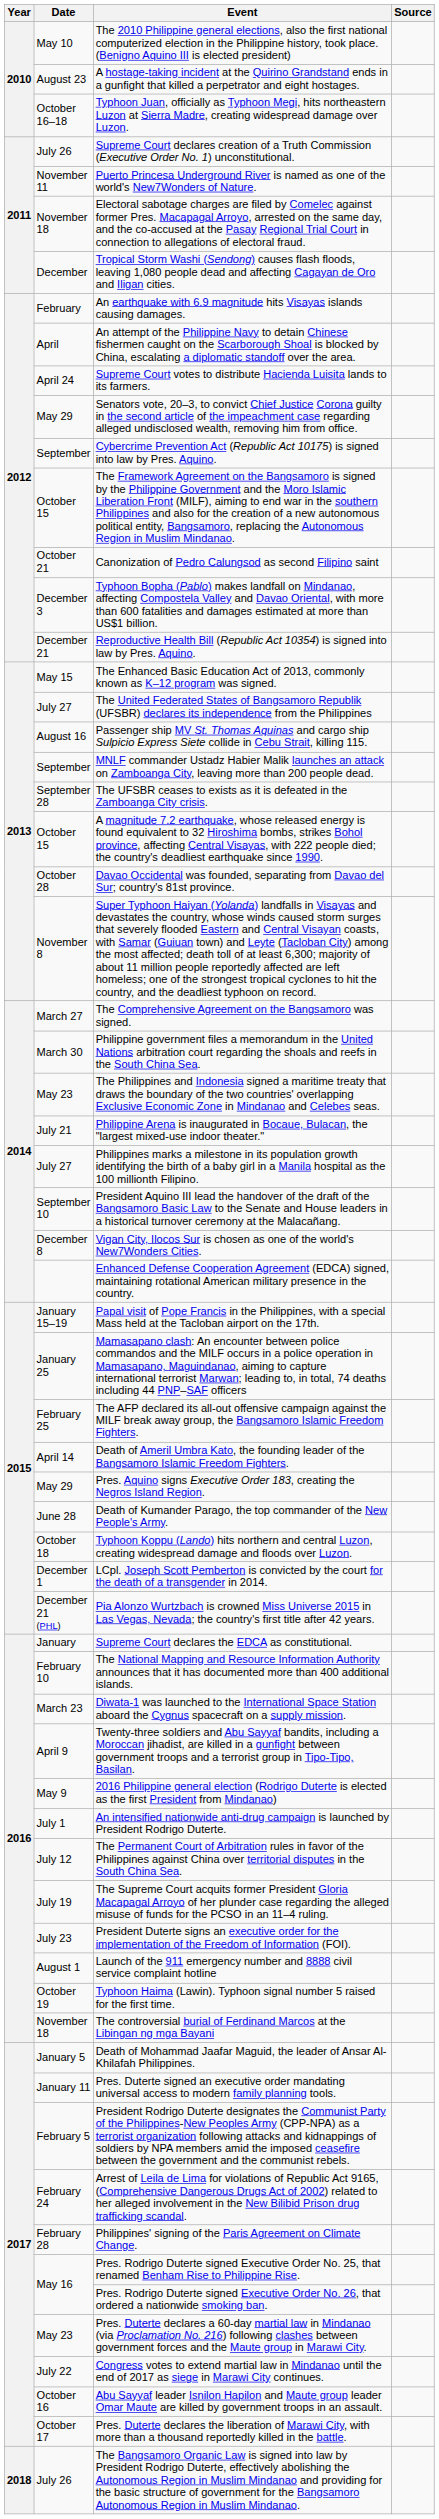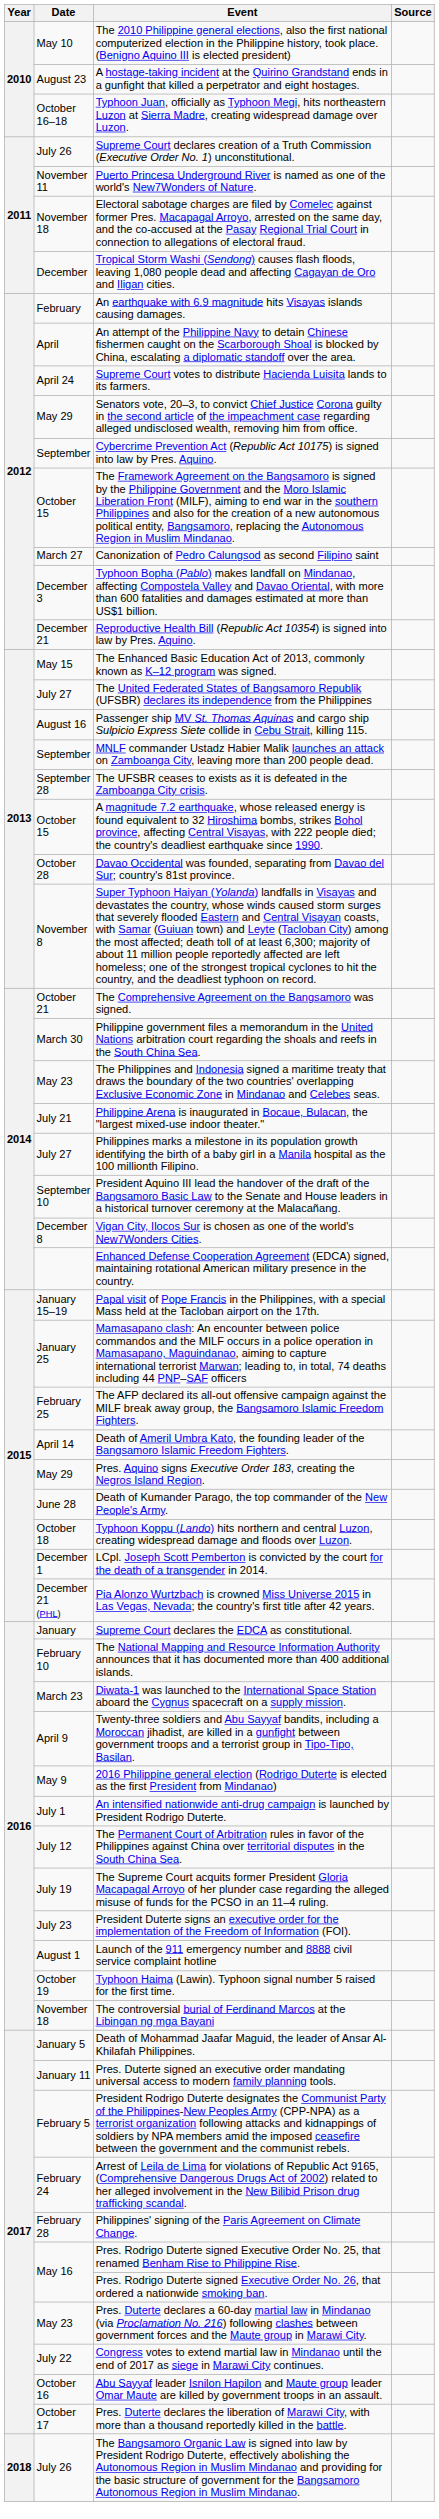(56, 562) October 21 -> (60, 556) March 27
(60, 1016) March 27 -> (56, 1003) October 21
